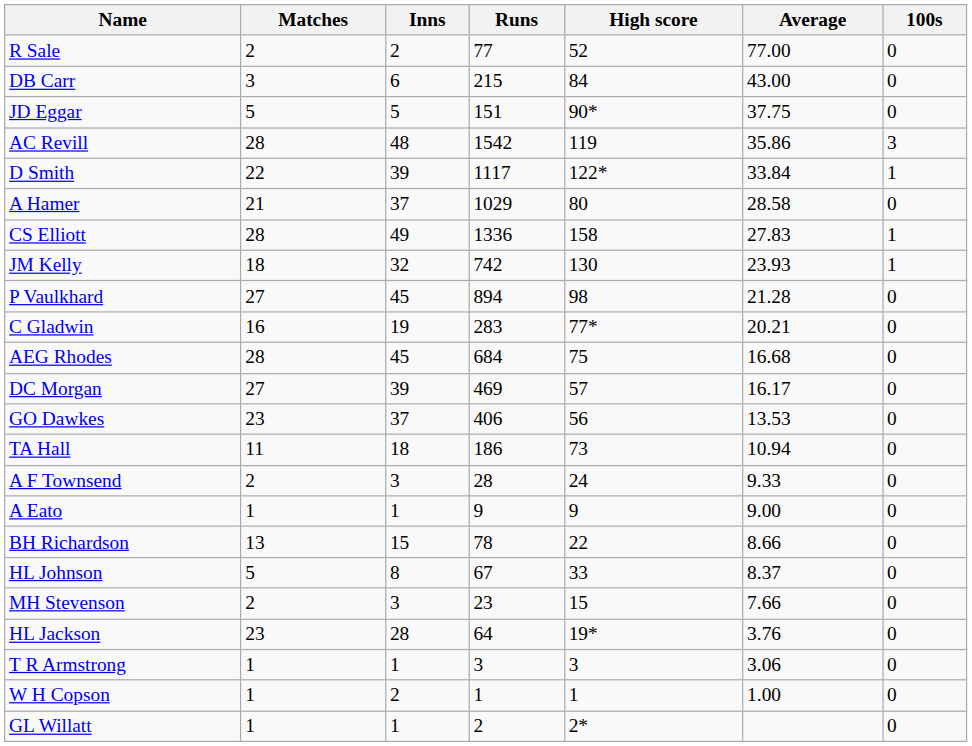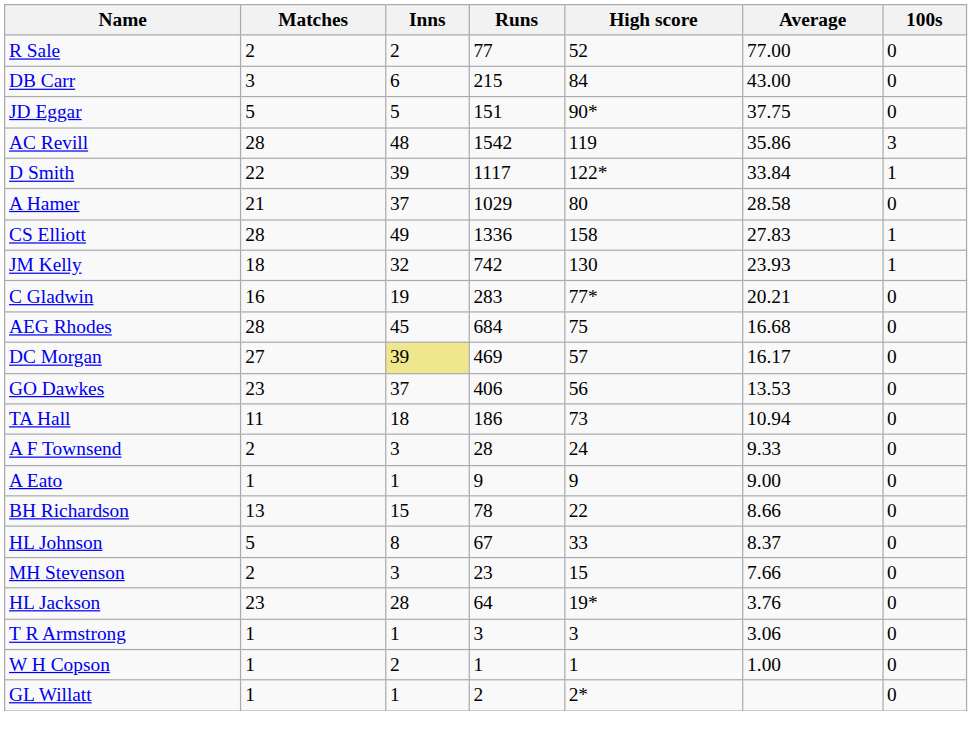- row: (56, 296)
(400, 388) no background -> (400, 357) khaki background
